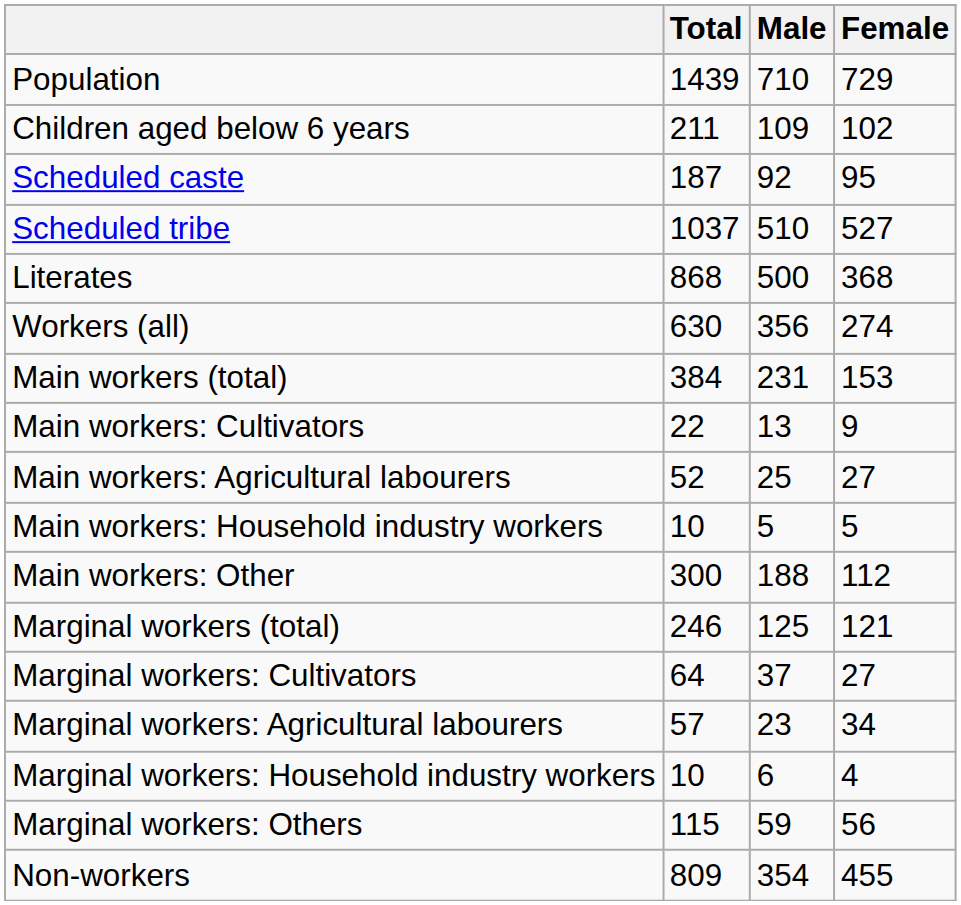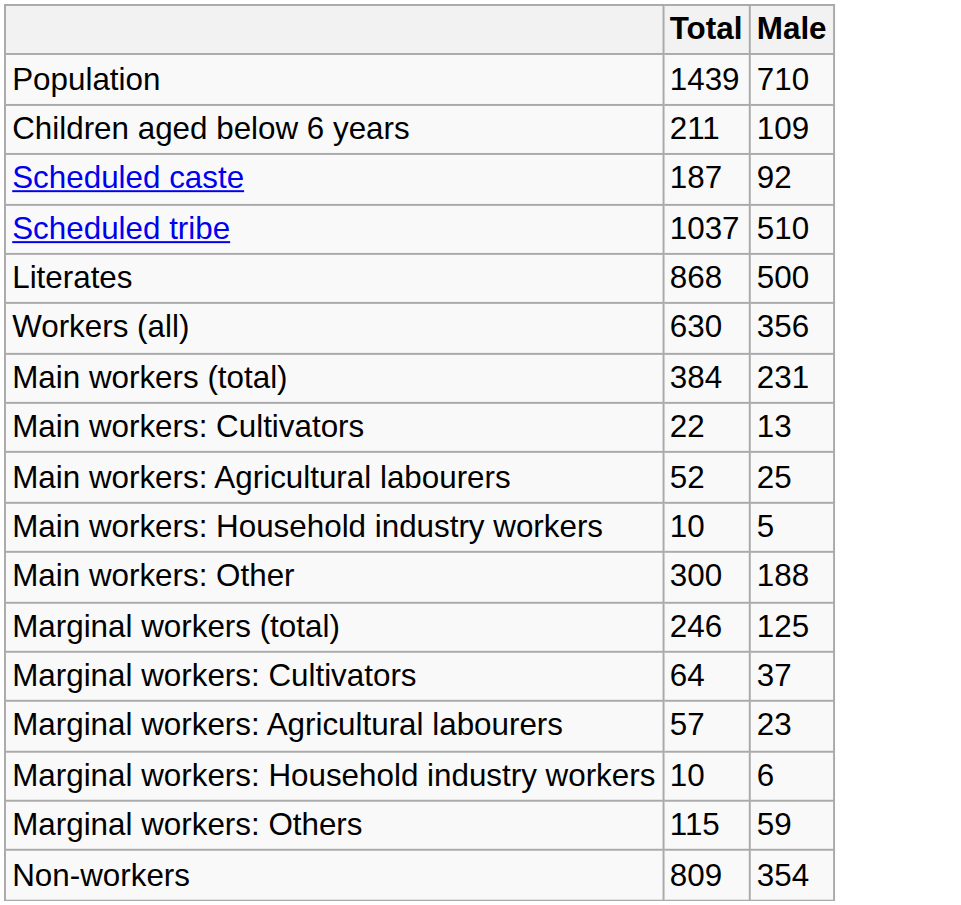- column: (895, 29)
